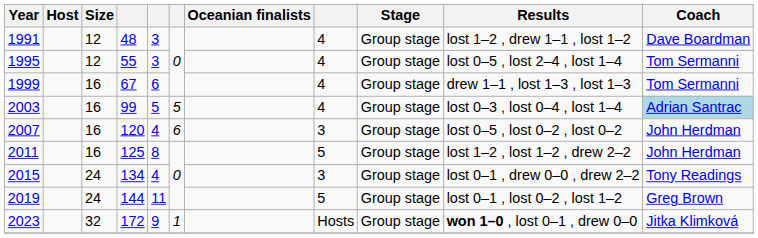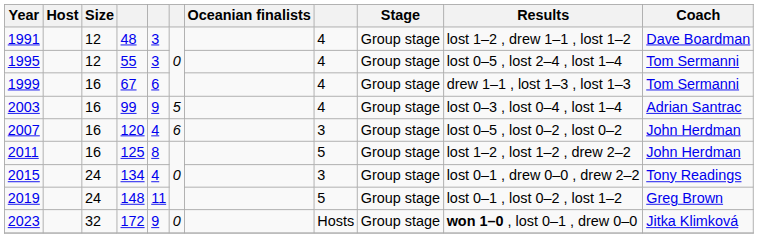(155, 107) 5 -> (155, 107) 9
(694, 107) lightblue background -> (694, 107) no background
(133, 198) 144 -> (133, 198) 148
(177, 221) 1 -> (177, 221) 0
